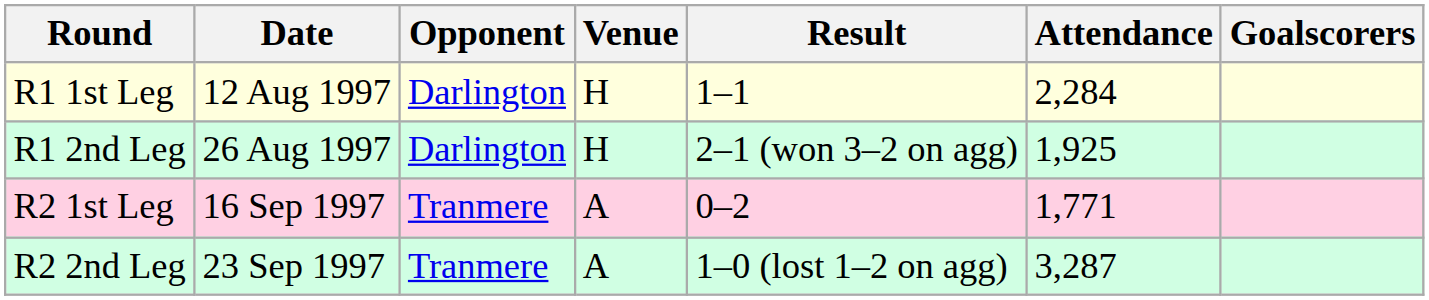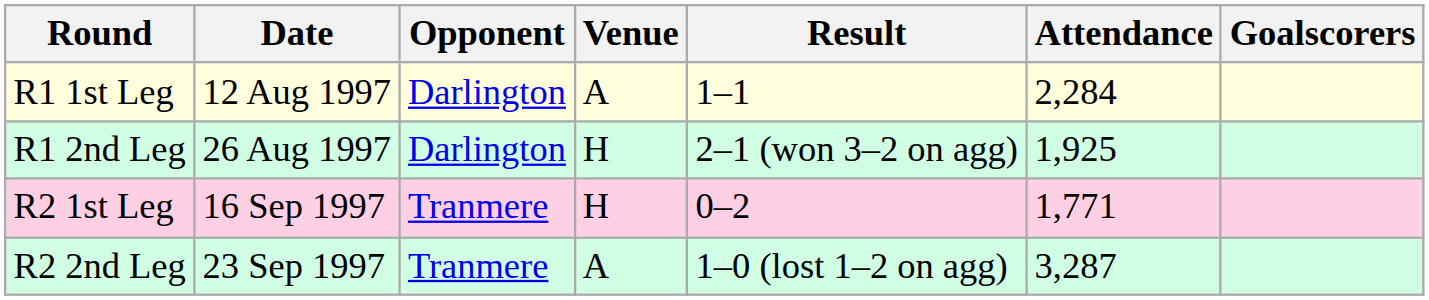(596, 91) H -> (596, 91) A
(596, 206) A -> (596, 206) H
